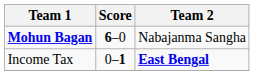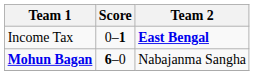rows swapped: (50, 37) <-> (40, 59)
